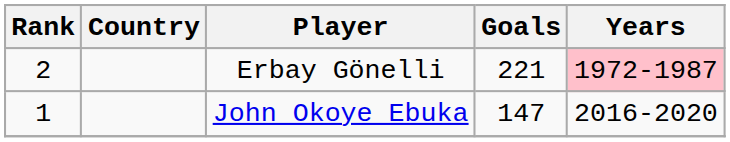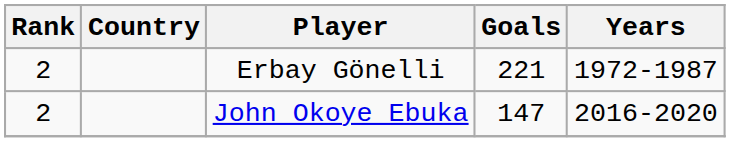(646, 70) pink background -> (646, 70) no background
(43, 114) 1 -> (43, 114) 2
